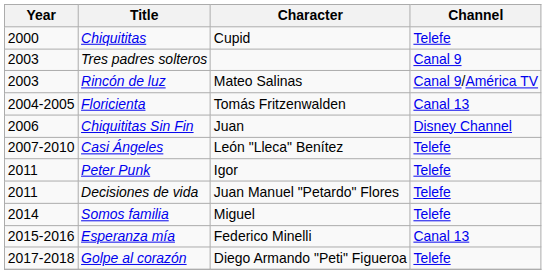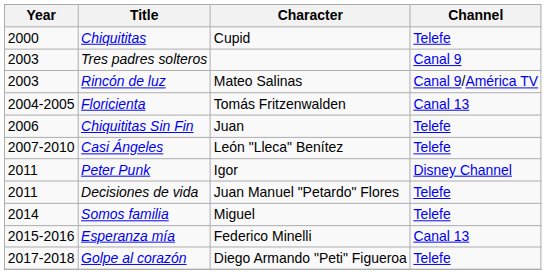(463, 126) Disney Channel -> (432, 126) Telefe
(432, 170) Telefe -> (463, 170) Disney Channel
